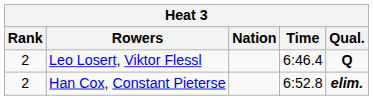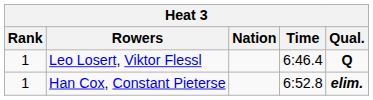(25, 60) 2 -> (25, 60) 1
(25, 83) 2 -> (25, 83) 1
